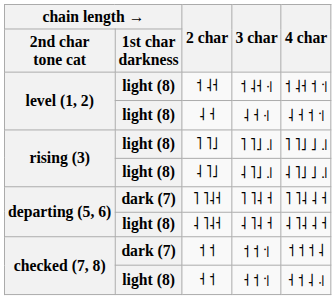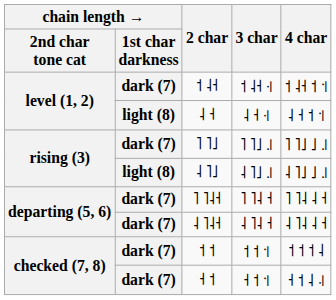(149, 86) light (8) -> (149, 86) dark (7)
(149, 143) light (8) -> (149, 143) dark (7)
(149, 224) light (8) -> (149, 224) dark (7)
(149, 279) light (8) -> (149, 279) dark (7)
